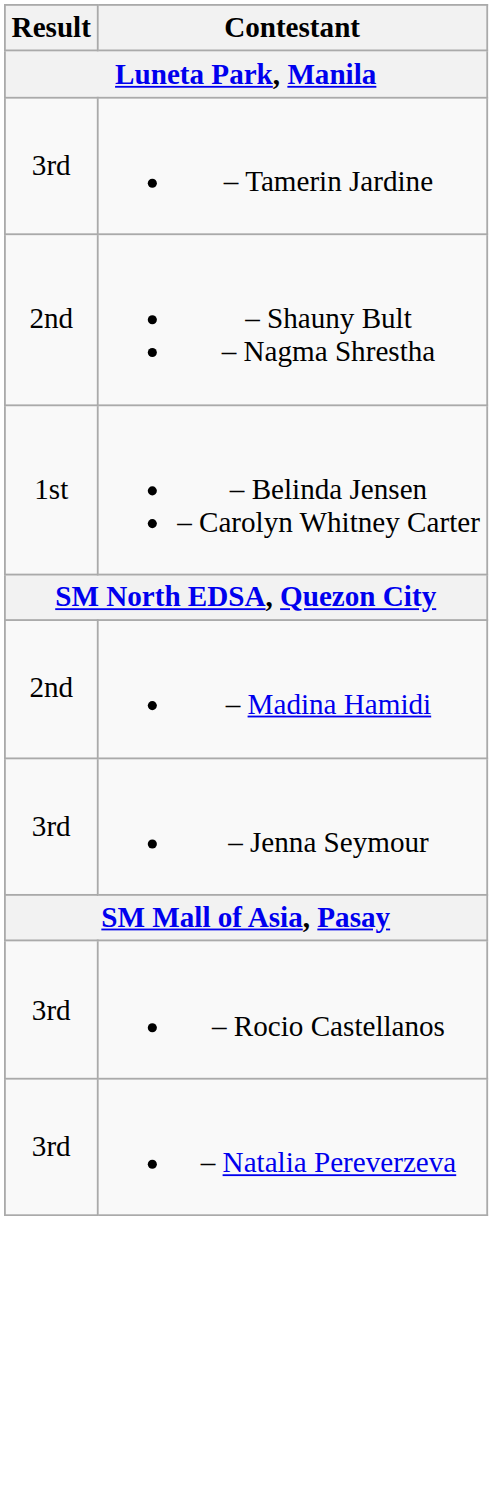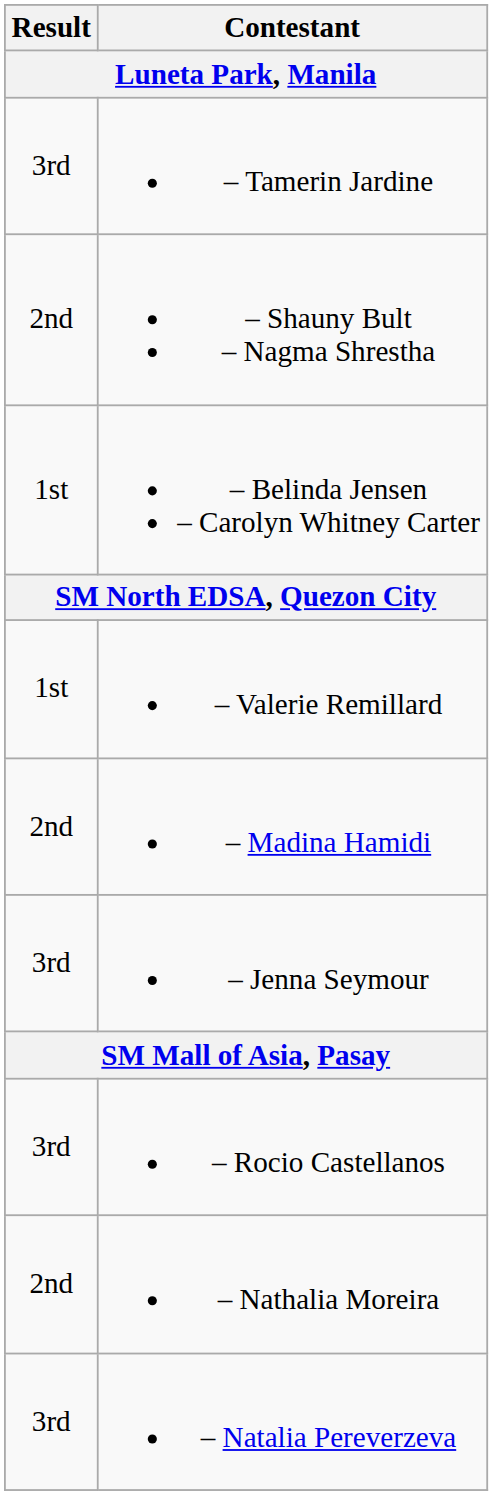+ row: (292, 705)
+ row: (292, 1300)
